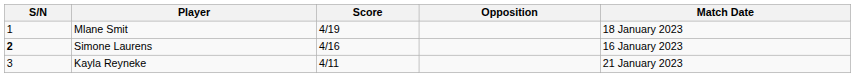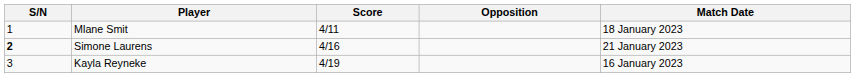(329, 30) 4/19 -> (329, 30) 4/11
(643, 47) 16 January 2023 -> (643, 47) 21 January 2023
(329, 64) 4/11 -> (329, 64) 4/19
(643, 64) 21 January 2023 -> (643, 64) 16 January 2023
